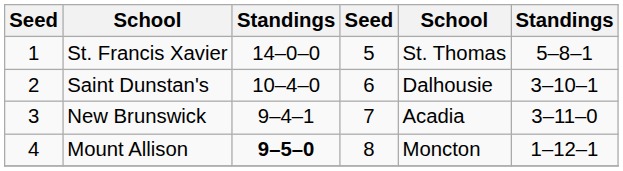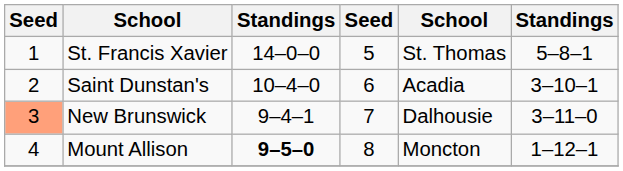(448, 85) Dalhousie -> (434, 85) Acadia
(34, 117) no background -> (34, 117) lightsalmon background
(434, 117) Acadia -> (448, 117) Dalhousie
